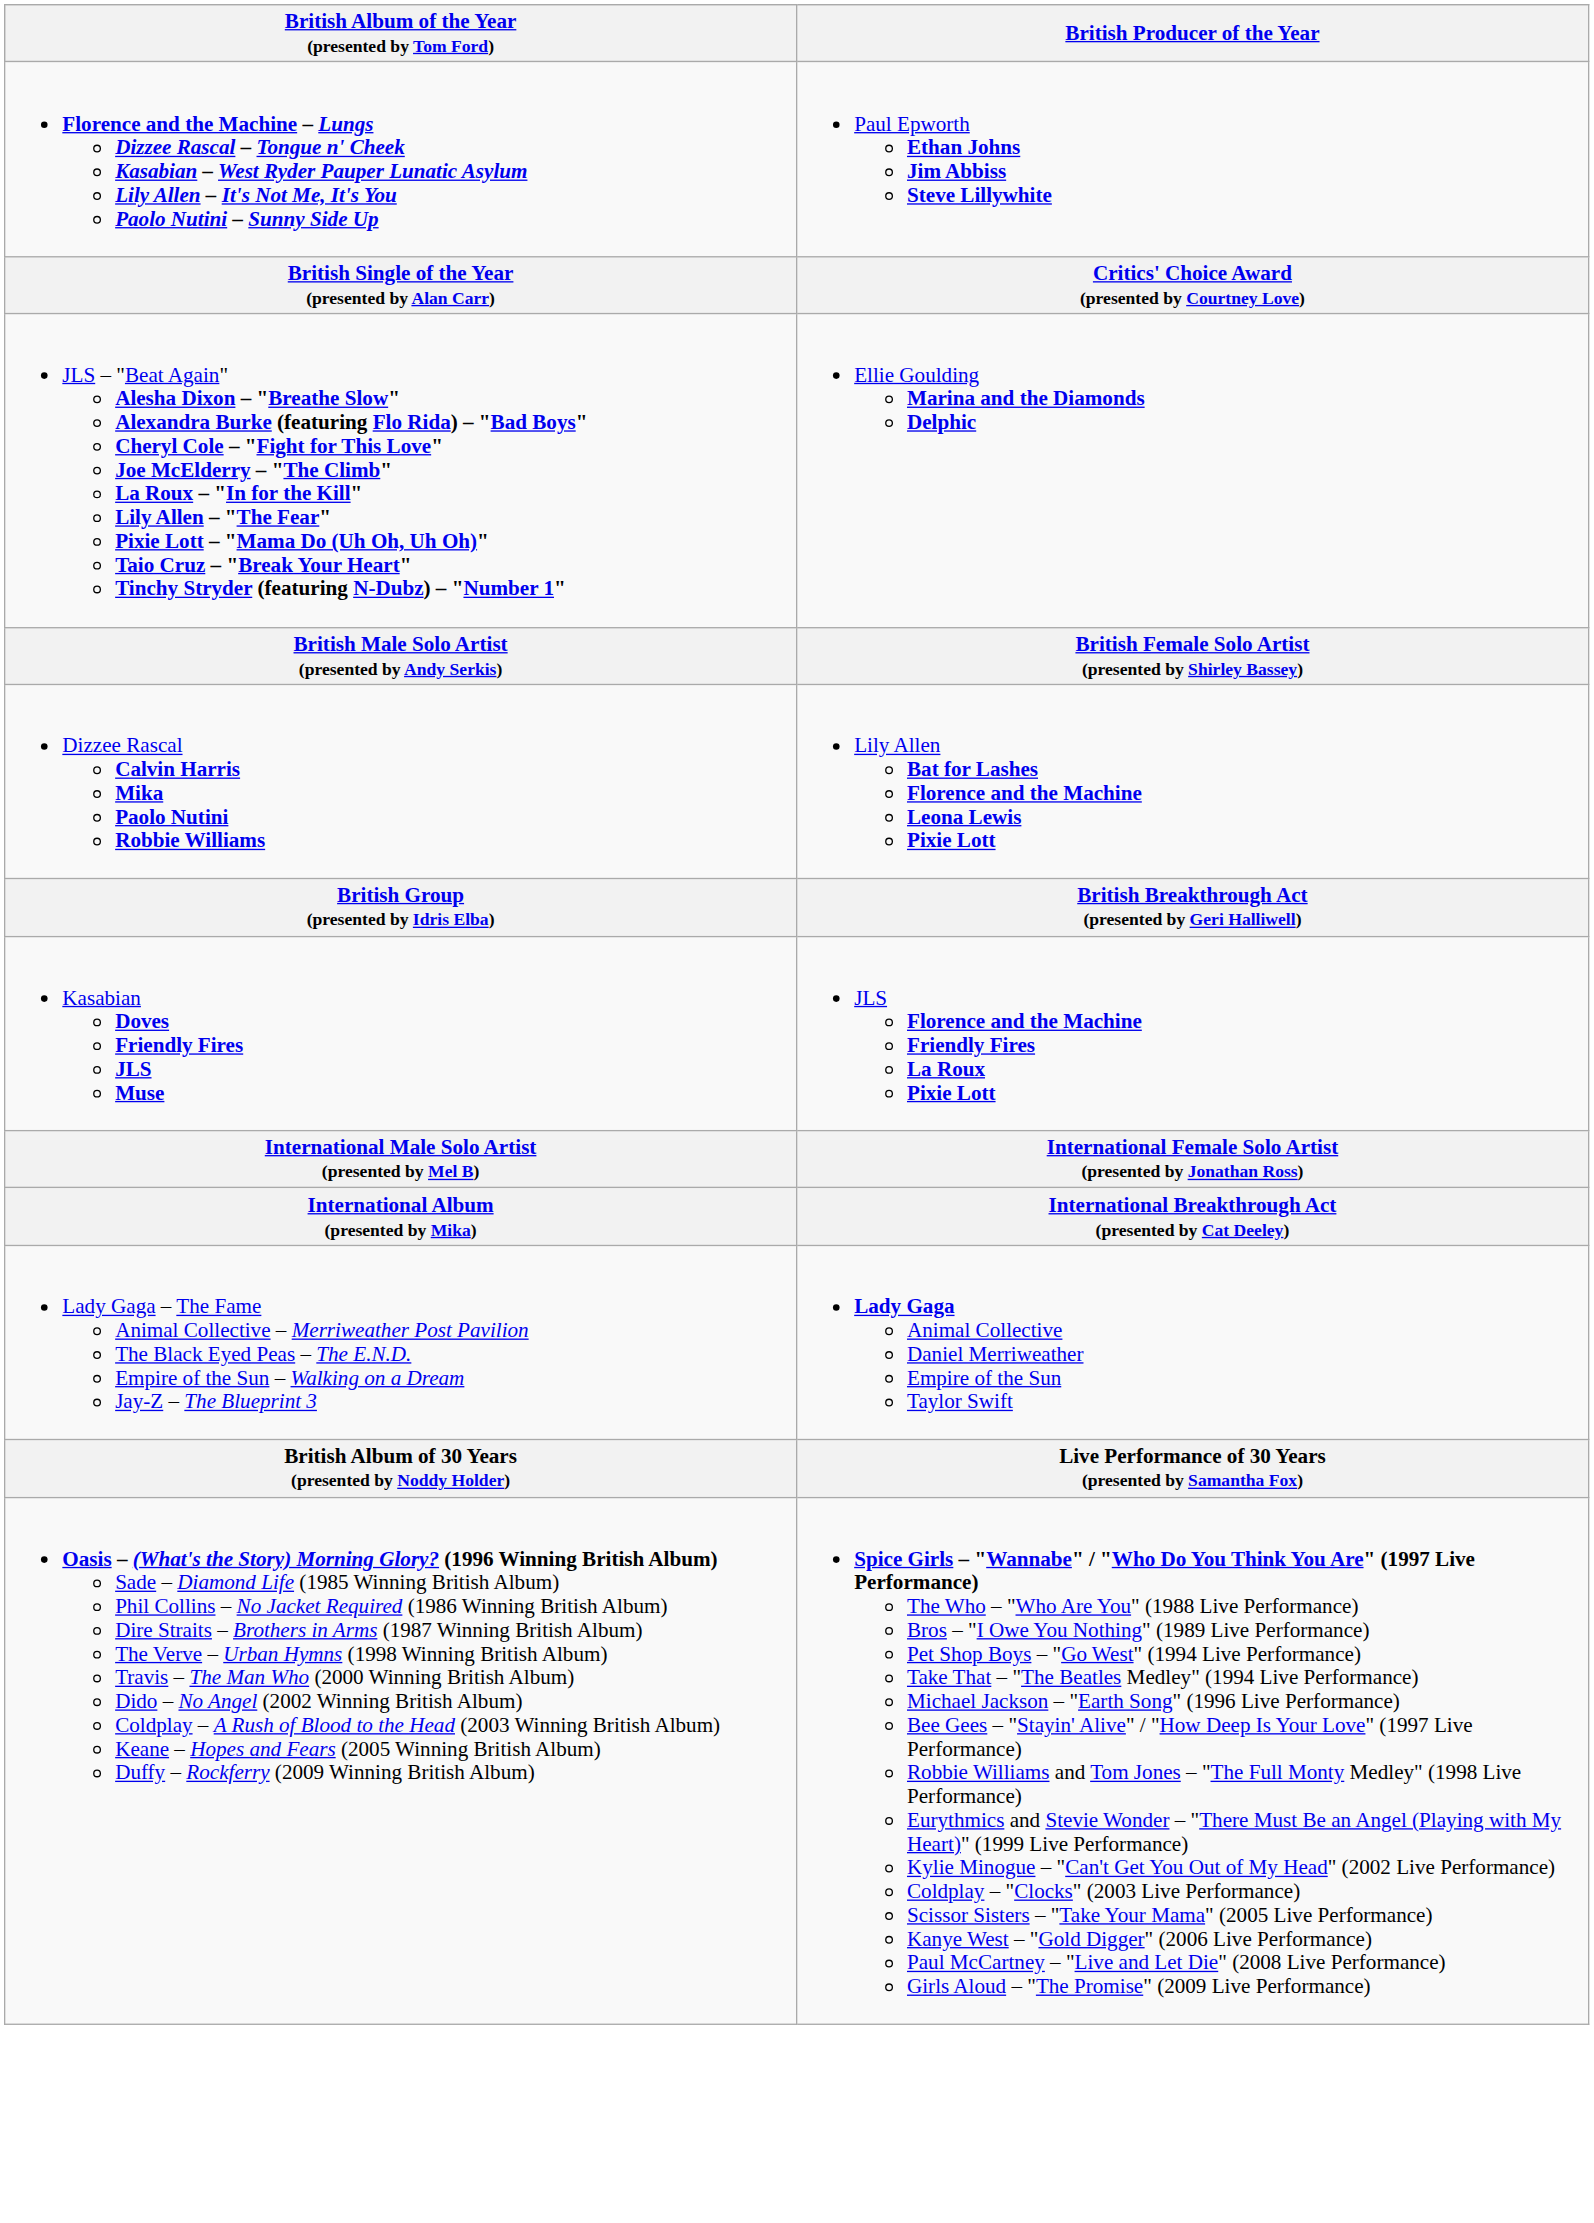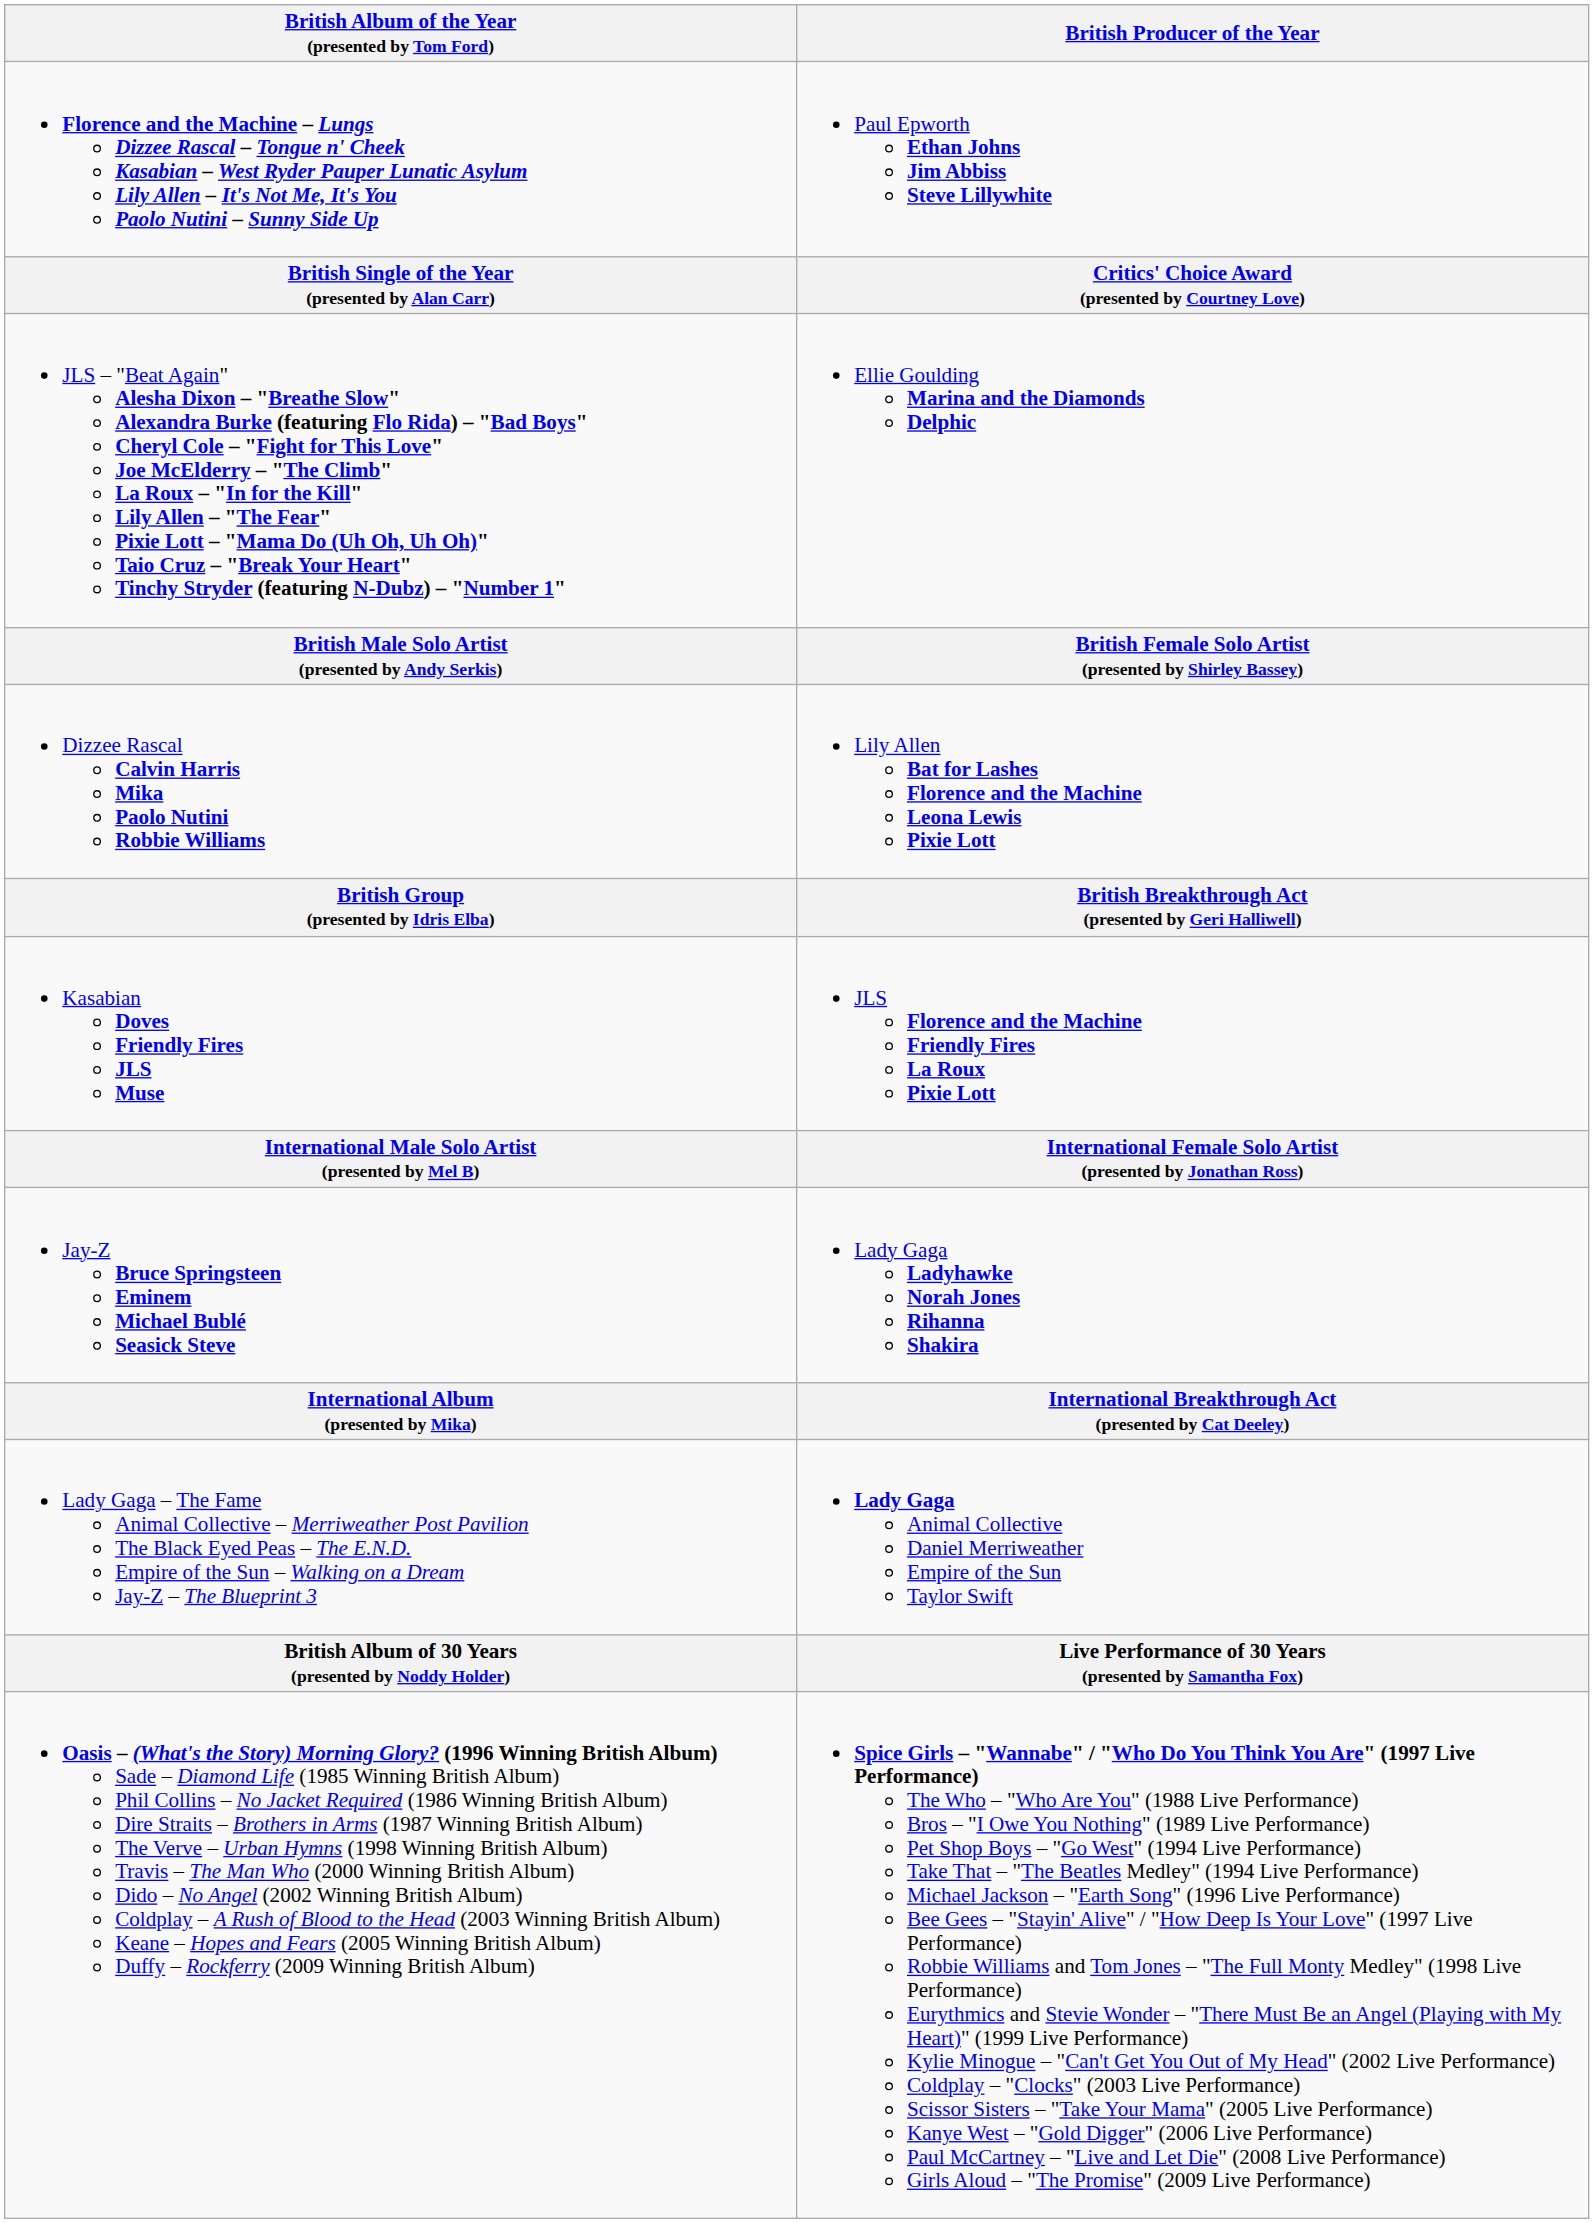+ row: (401, 1297)
